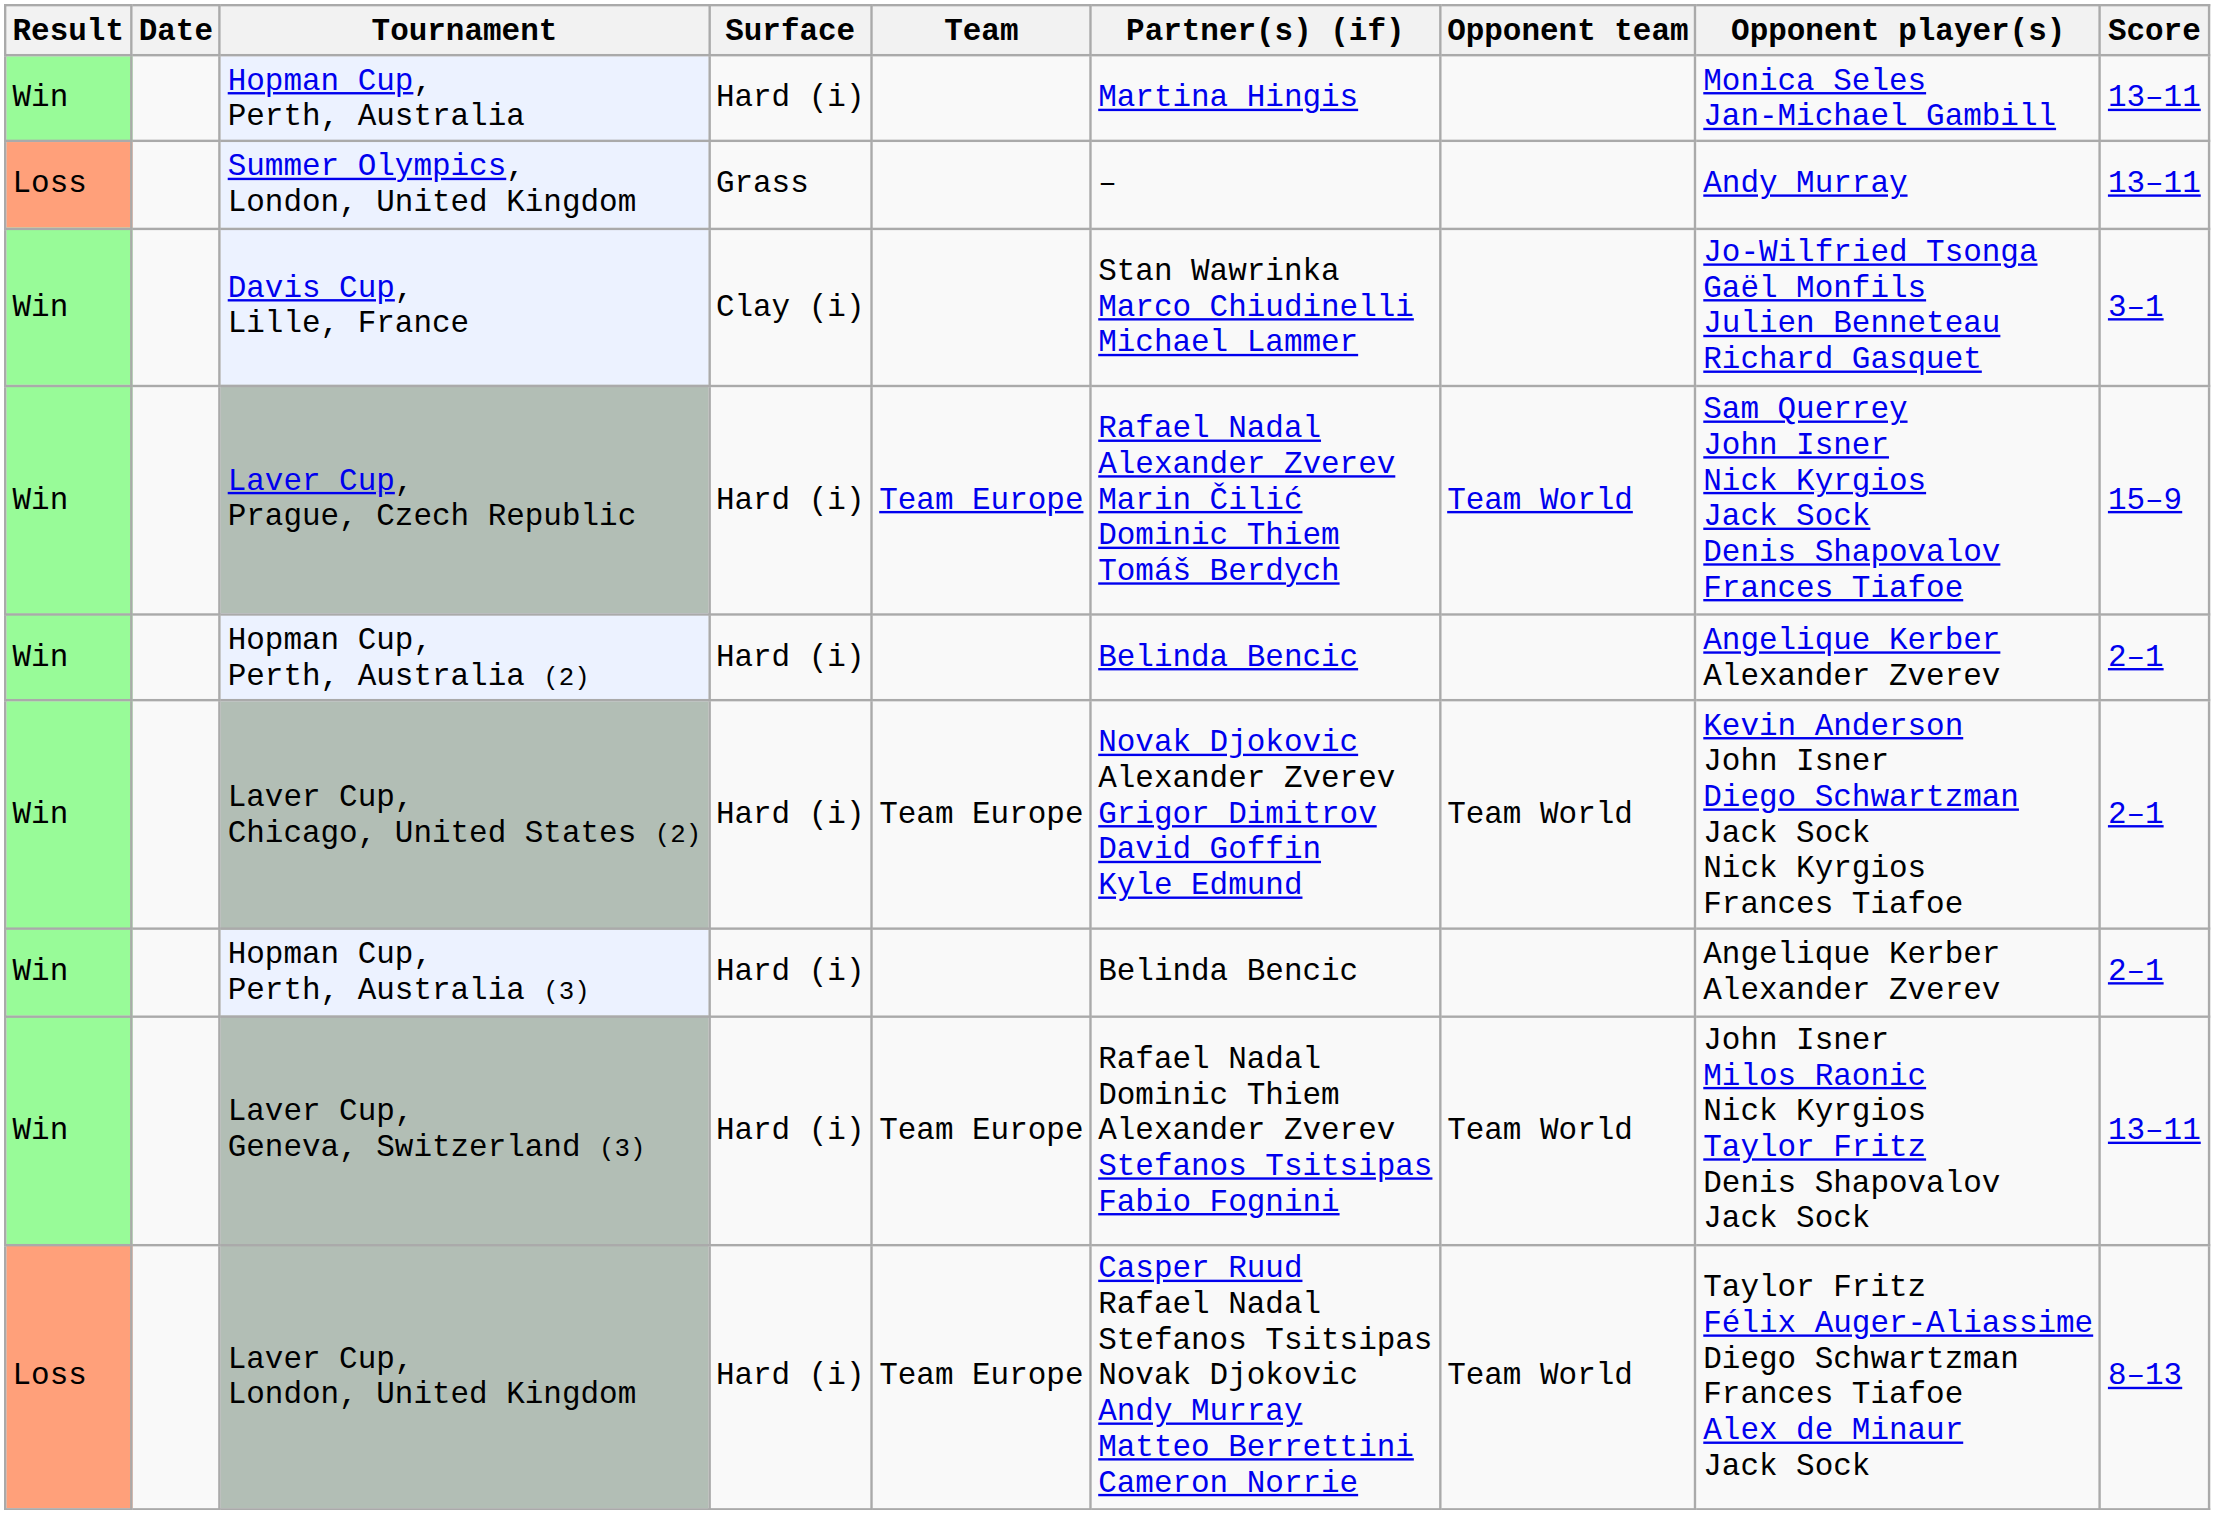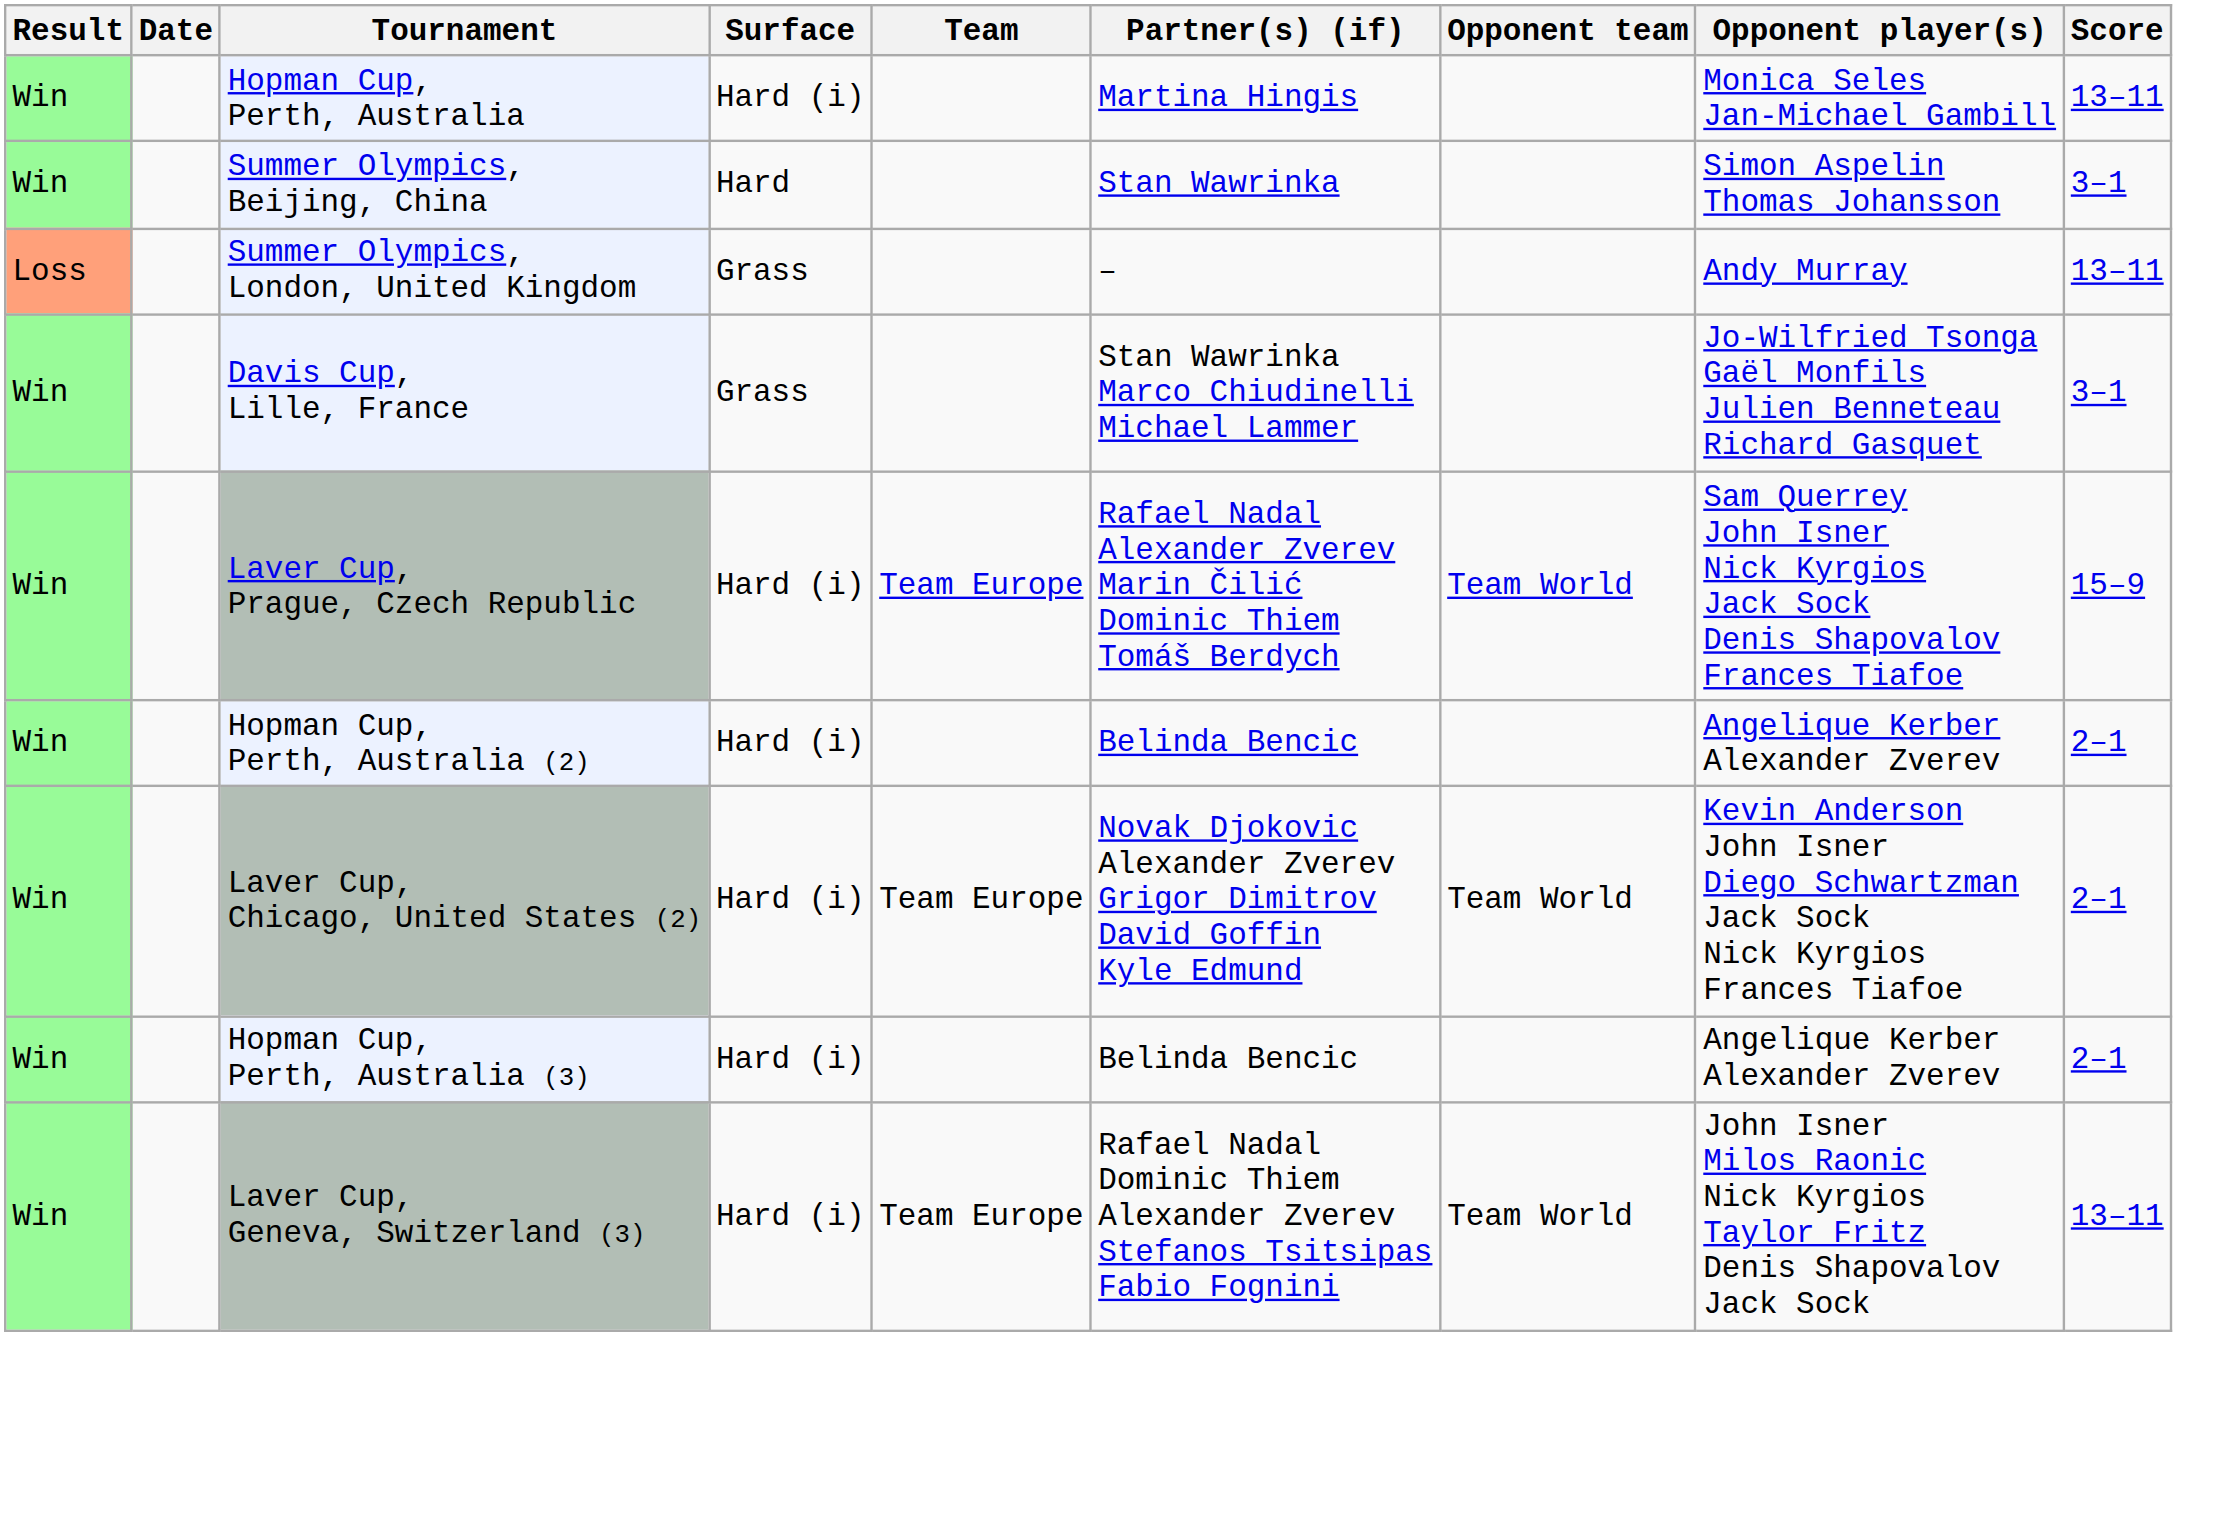+ row: (376, 185)
(790, 307) Clay (i) -> (762, 393) Grass
- row: (432, 1377)
